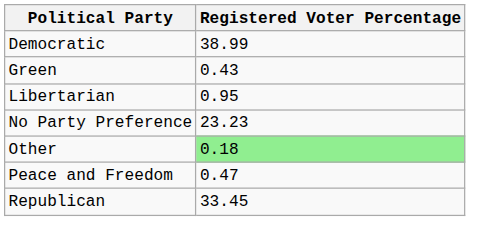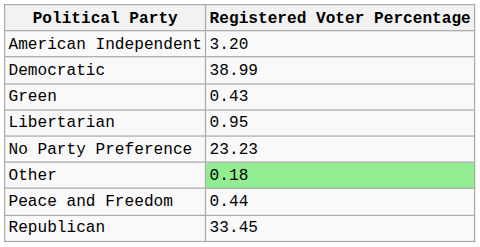+ row: (105, 44)
(219, 175) 0.47 -> (229, 202) 0.44
